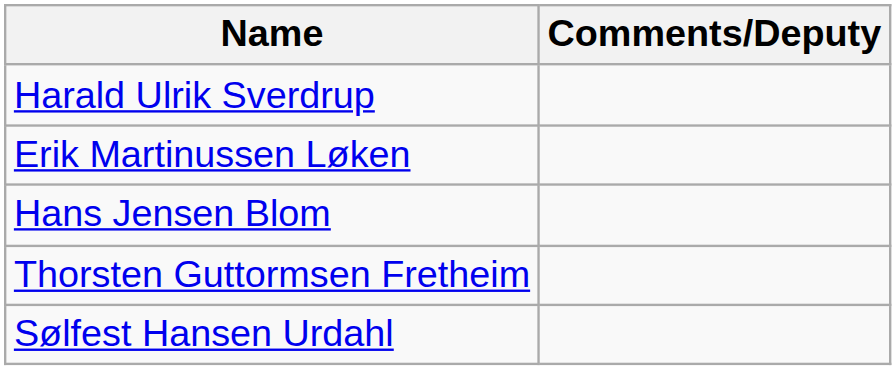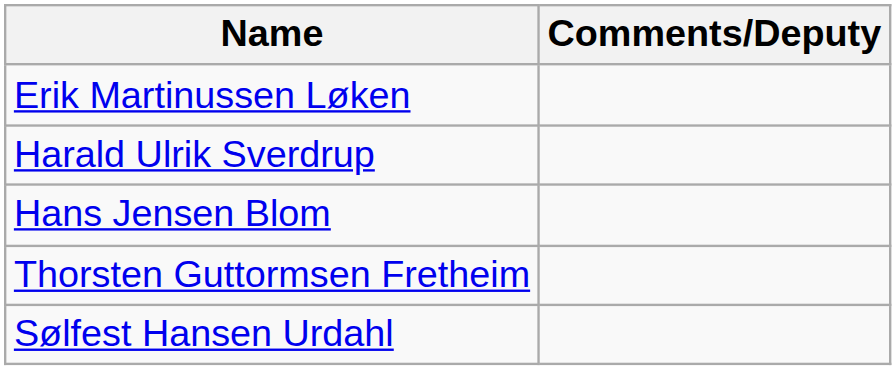rows swapped: (194, 94) <-> (212, 154)
